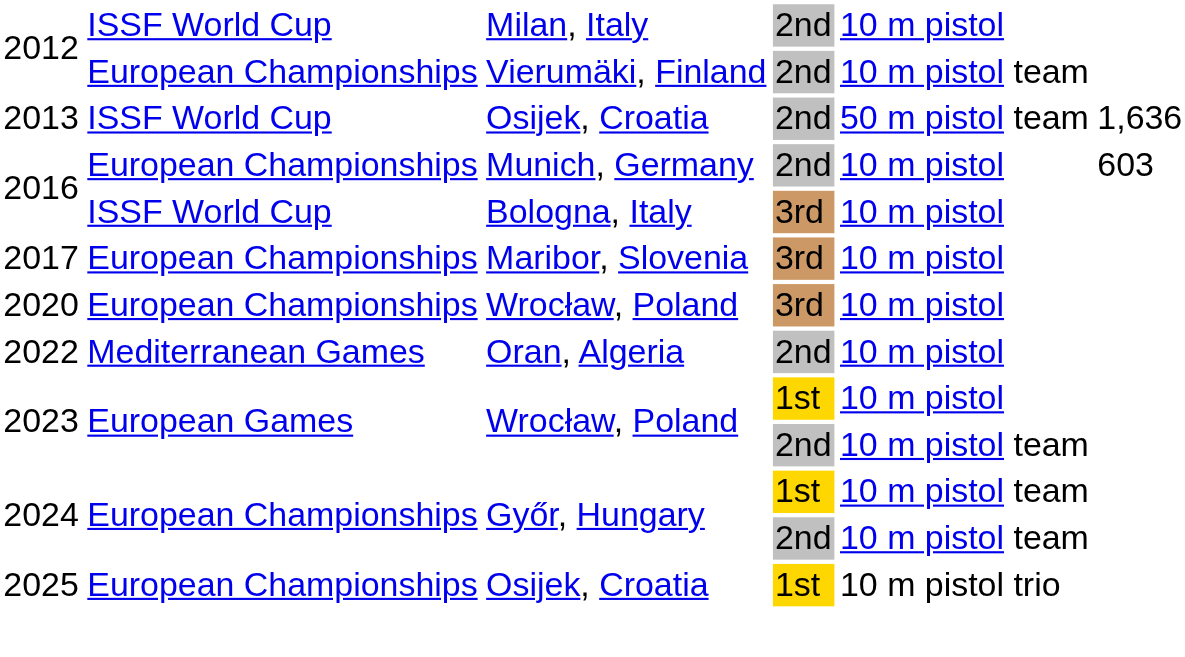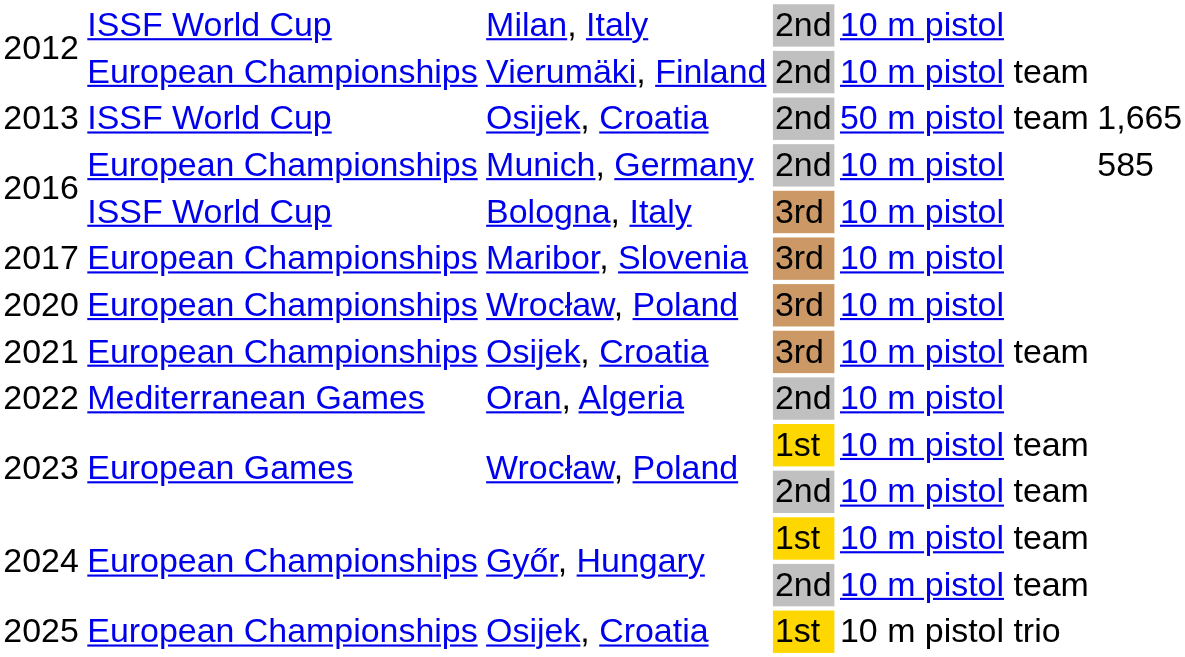(1140, 118) 1,636 -> (1140, 118) 1,665
(1126, 164) 603 -> (1126, 164) 585
+ row: (41, 351)
(922, 397) 10 m pistol -> (964, 444) 10 m pistol team
